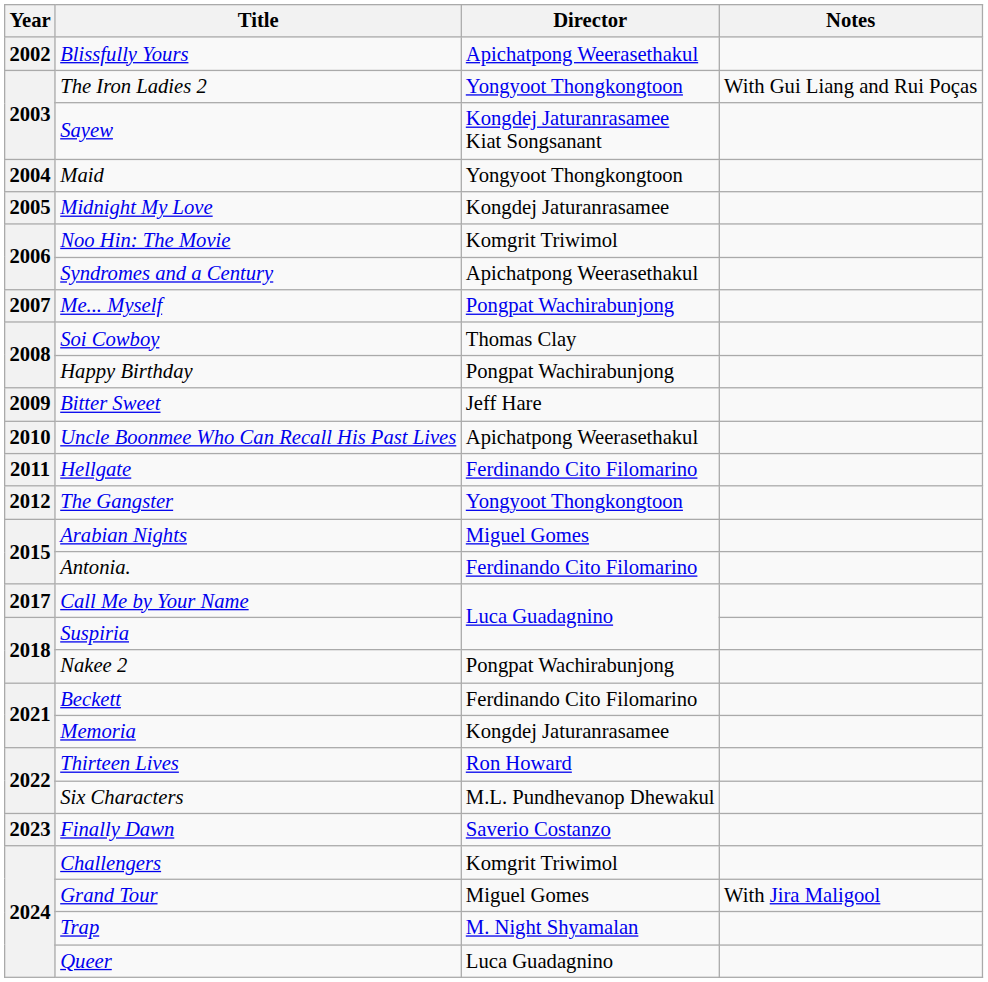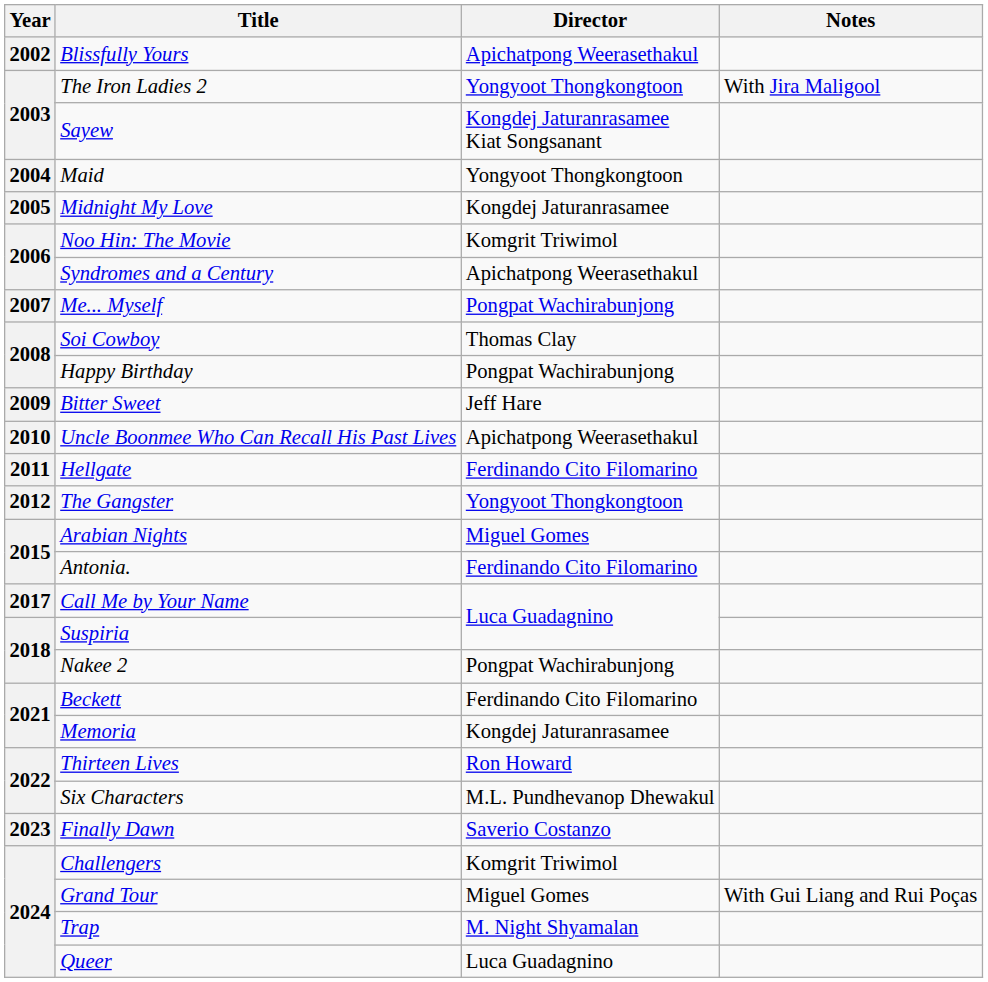(851, 86) With Gui Liang and Rui Poças -> (802, 86) With Jira Maligool
(802, 895) With Jira Maligool -> (851, 895) With Gui Liang and Rui Poças
